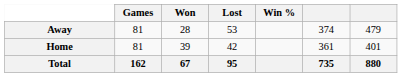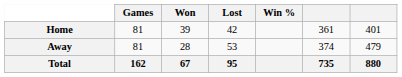rows swapped: (60, 47) <-> (60, 30)
